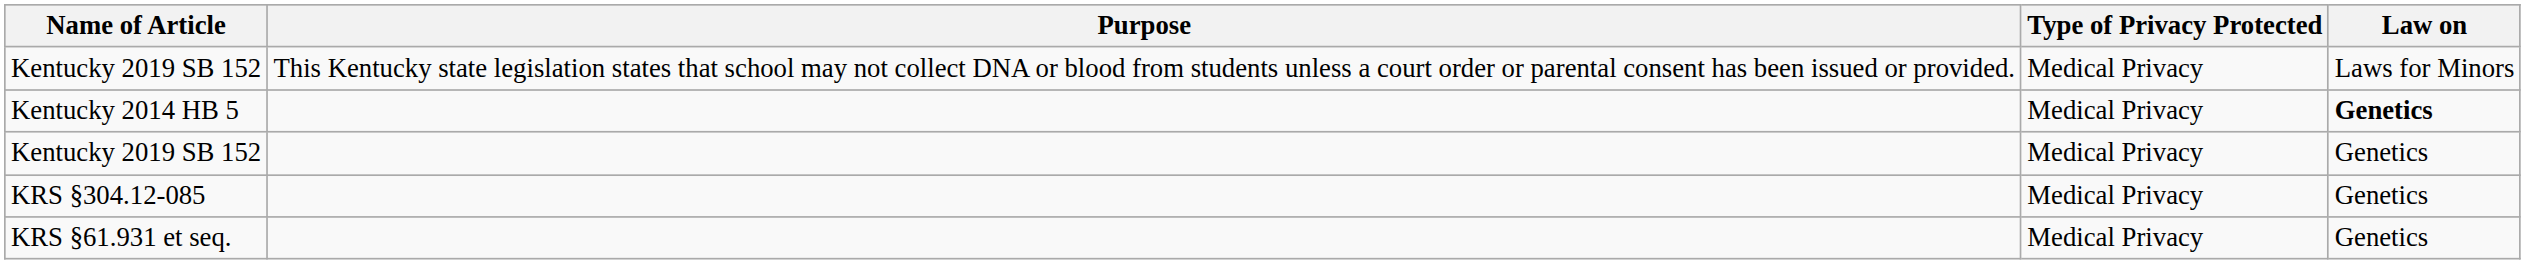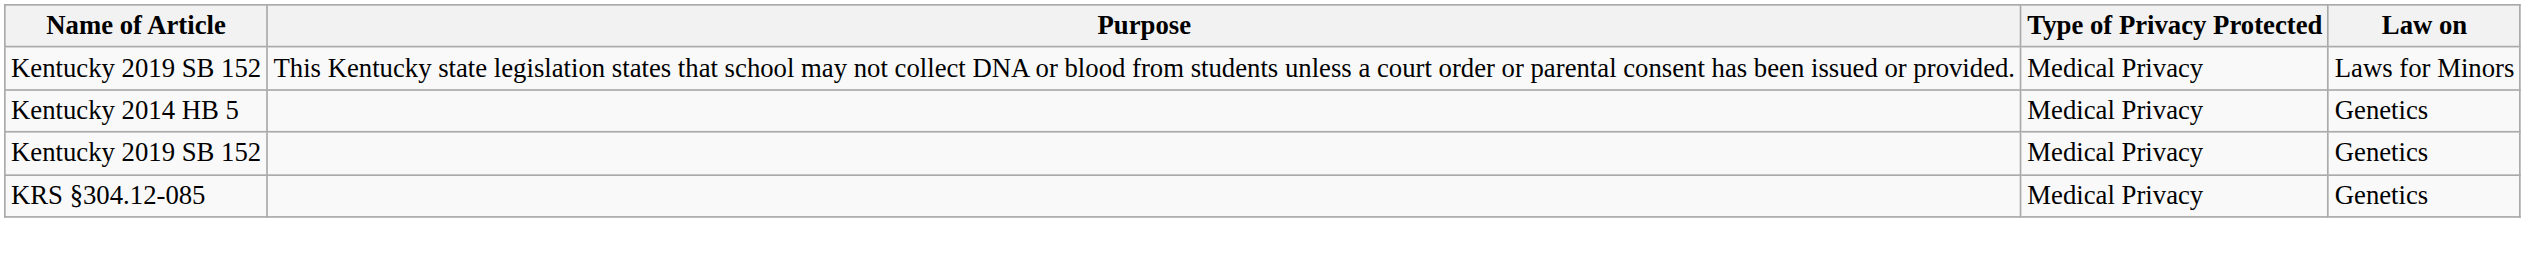(2384, 110) bold -> (2381, 110) normal
- row: (121, 237)
